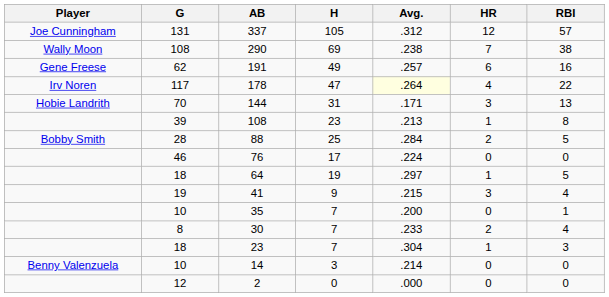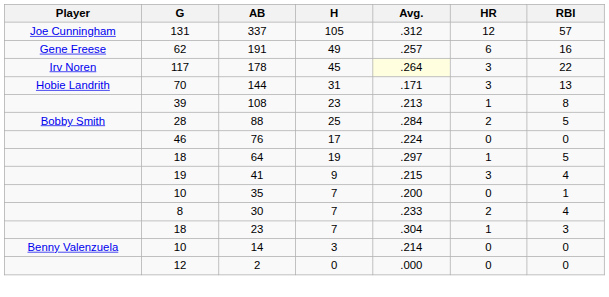- row: (257, 49)
(334, 85) 47 -> (334, 67) 45
(488, 85) 4 -> (488, 67) 3
